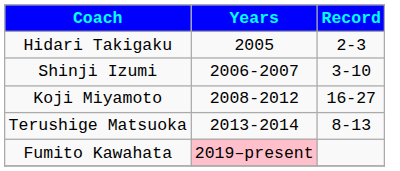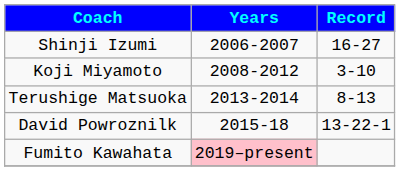- row: (98, 45)
(351, 72) 3-10 -> (356, 45) 16-27
(351, 99) 16-27 -> (356, 72) 3-10
+ row: (98, 126)
